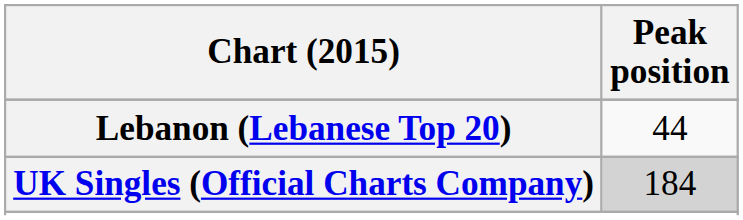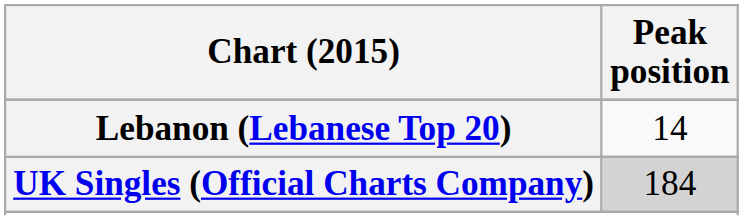(670, 127) 44 -> (670, 127) 14
